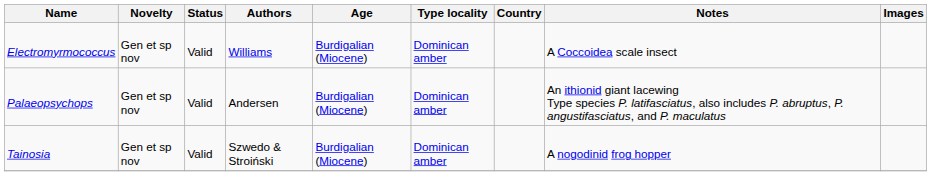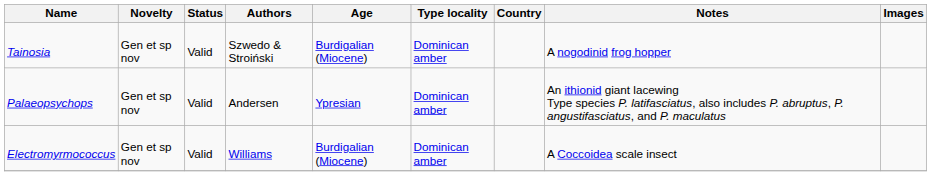rows swapped: (61, 51) <-> (29, 154)
(345, 103) Burdigalian (Miocene) -> (338, 103) Ypresian
